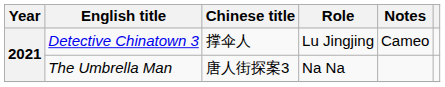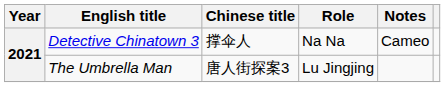(338, 41) Lu Jingjing -> (323, 41) Na Na
(323, 68) Na Na -> (338, 68) Lu Jingjing
